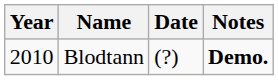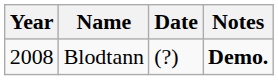(32, 56) 2010 -> (32, 56) 2008
